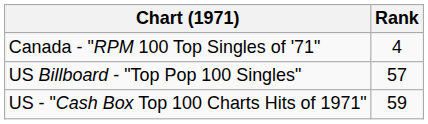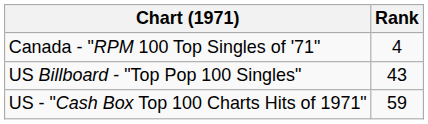(397, 75) 57 -> (397, 75) 43
